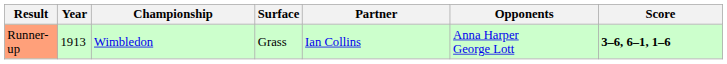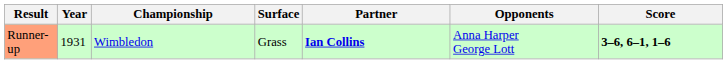(73, 41) 1913 -> (73, 41) 1931
(333, 41) normal -> (335, 41) bold
